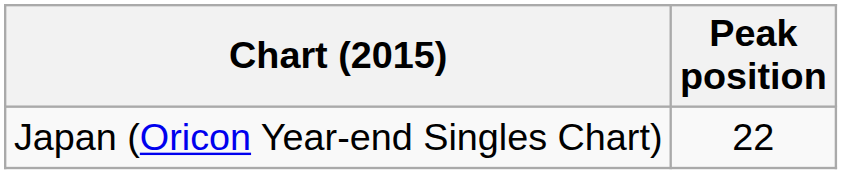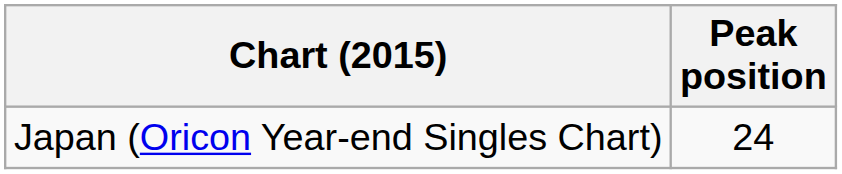(753, 136) 22 -> (753, 136) 24
